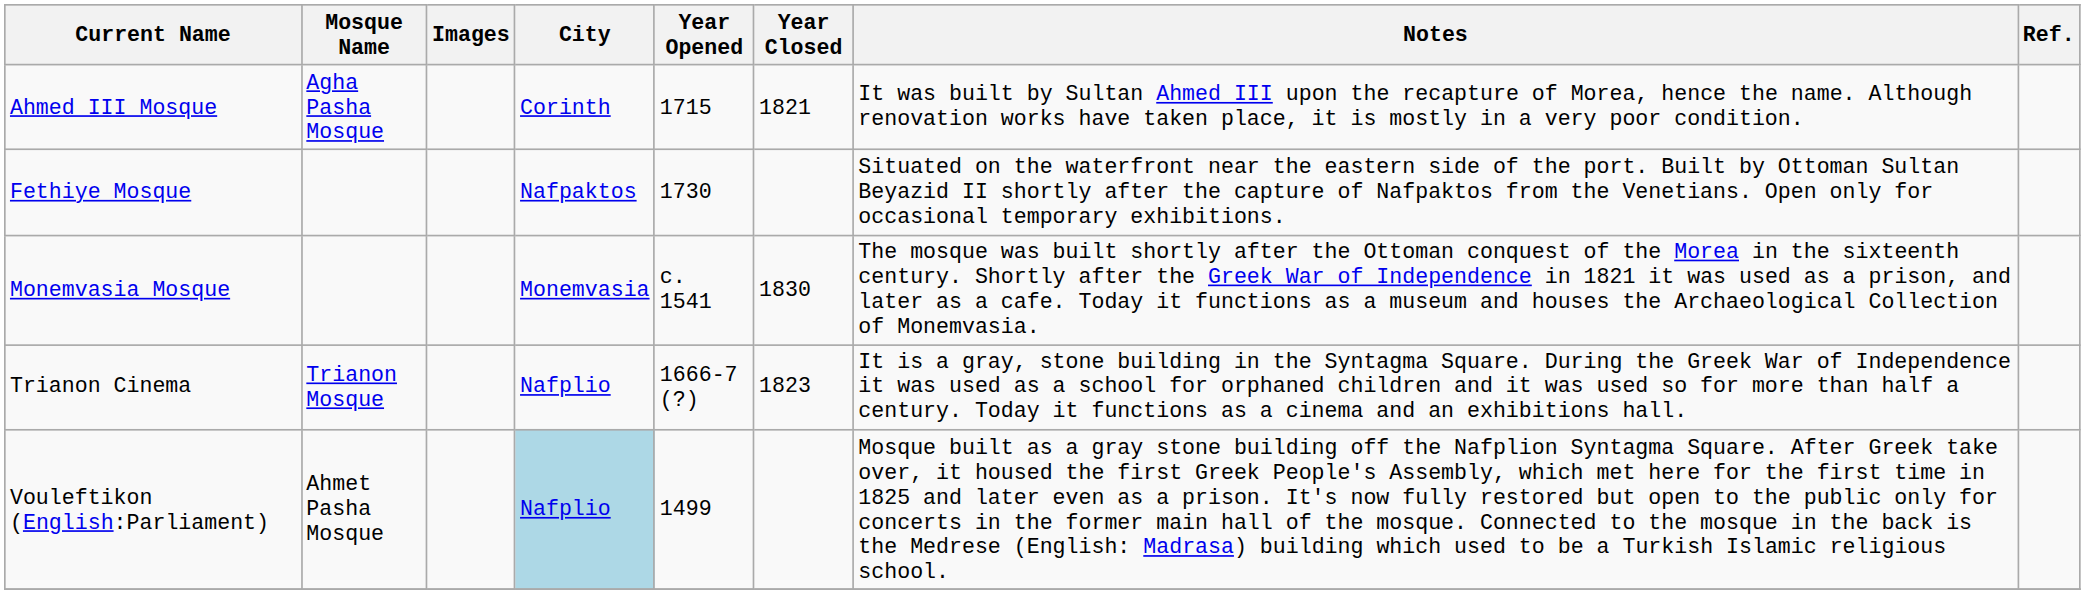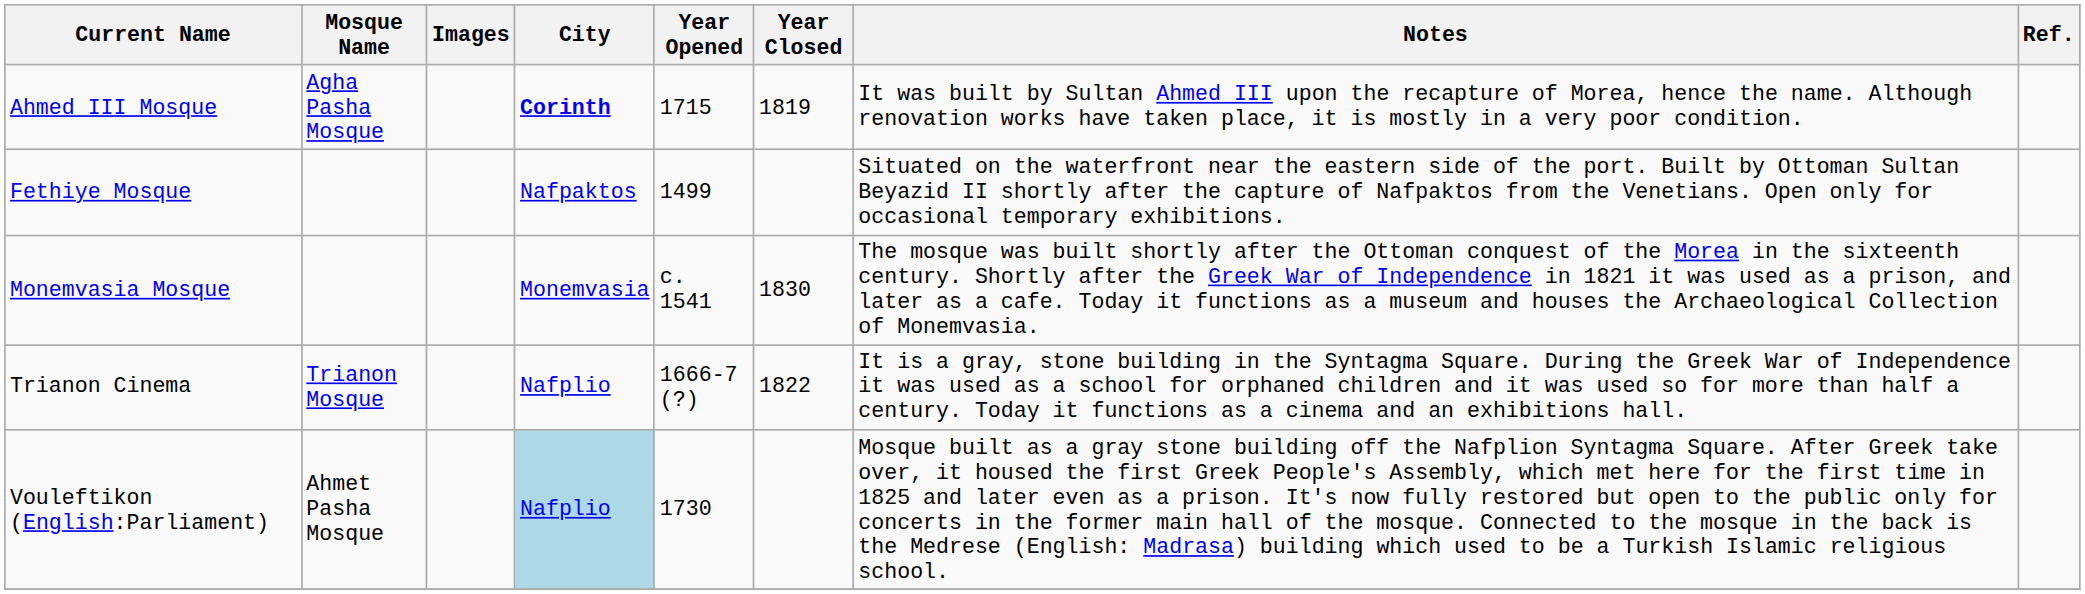(565, 107) normal -> (565, 107) bold
(785, 107) 1821 -> (785, 107) 1819
(686, 192) 1730 -> (686, 192) 1499
(785, 387) 1823 -> (785, 387) 1822
(686, 510) 1499 -> (686, 510) 1730
